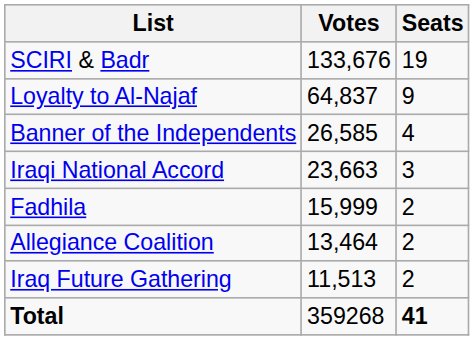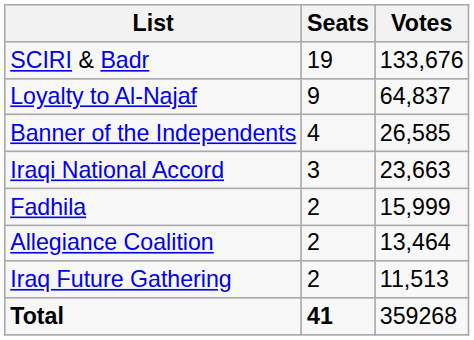columns swapped: (349, 24) <-> (433, 24)
